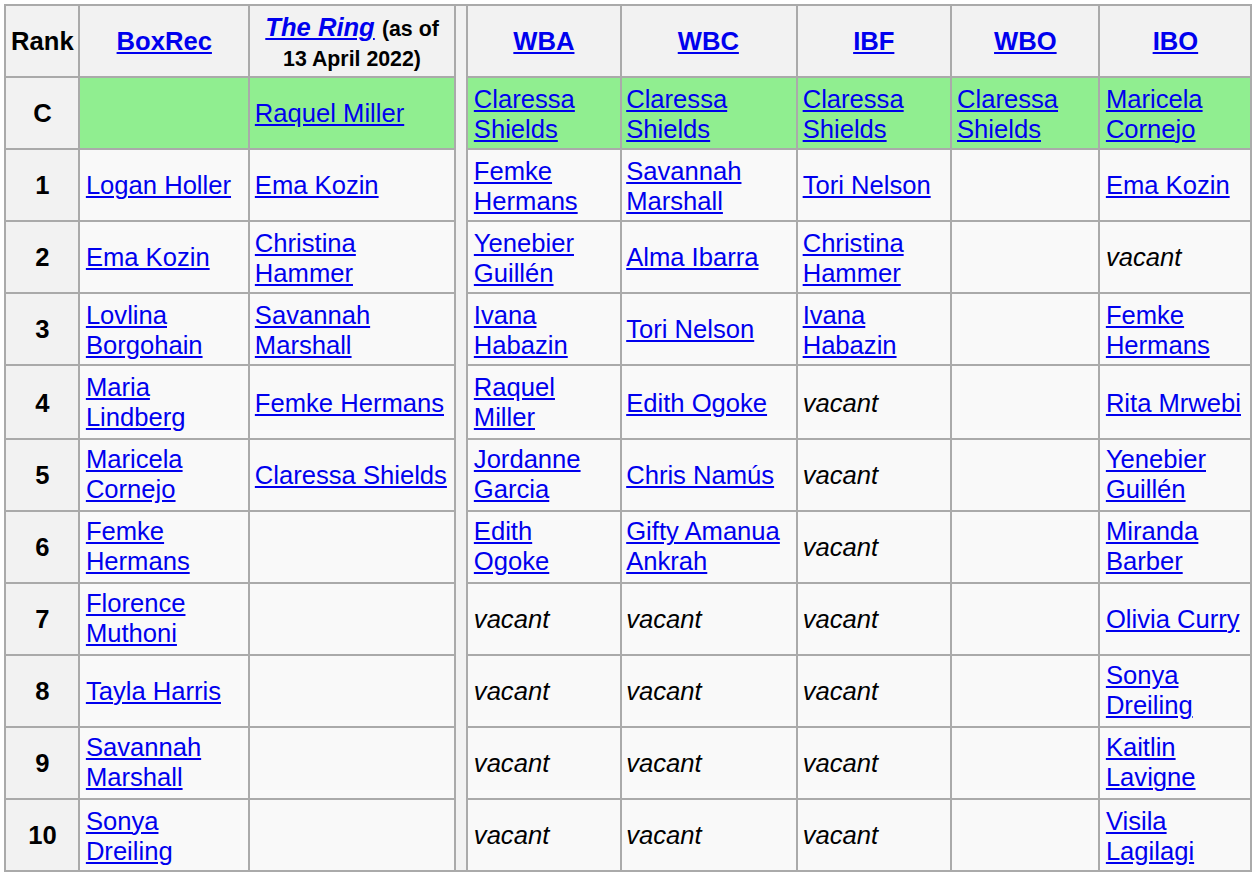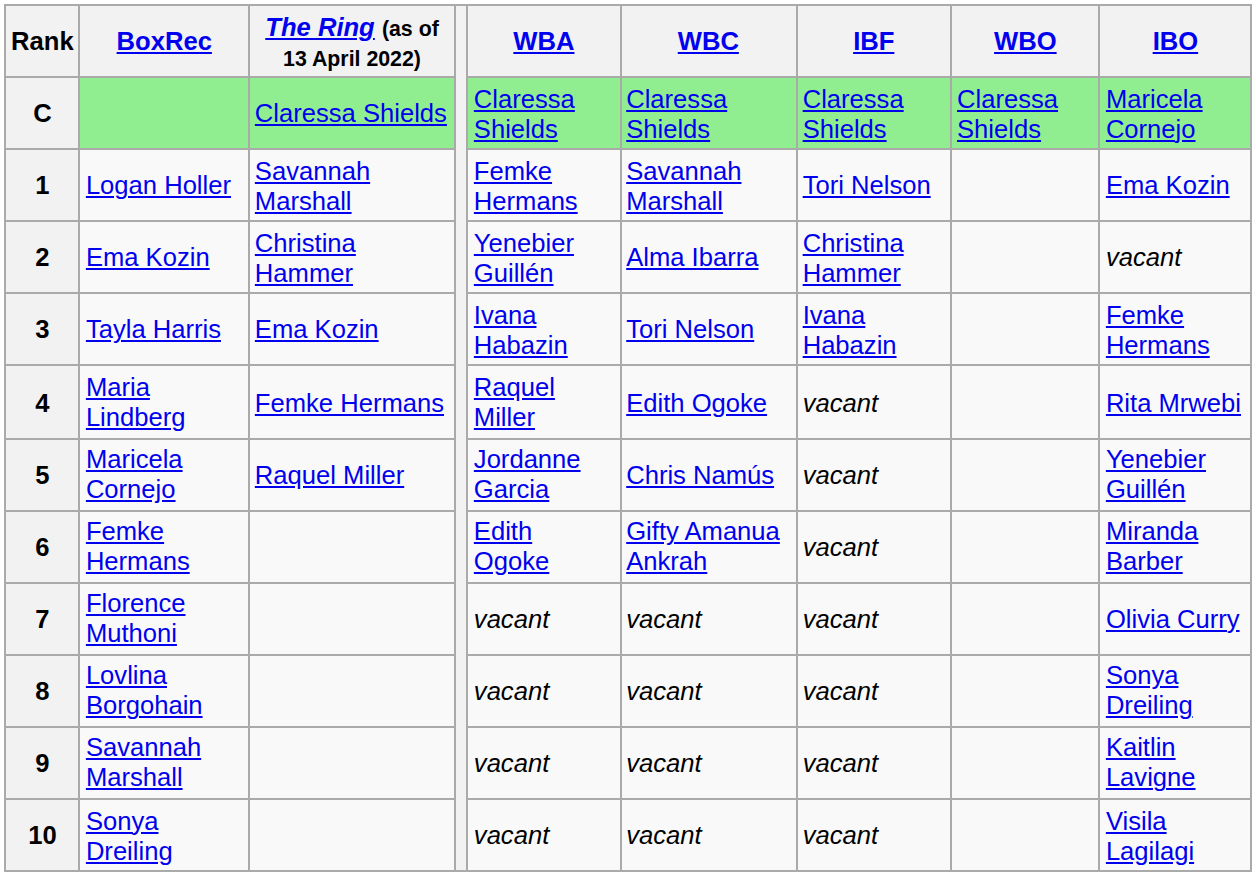(330, 113) Raquel Miller -> (351, 113) Claressa Shields
(317, 185) Ema Kozin -> (312, 185) Savannah Marshall
(144, 330) Lovlina Borgohain -> (153, 330) Tayla Harris
(312, 330) Savannah Marshall -> (317, 330) Ema Kozin
(351, 474) Claressa Shields -> (330, 474) Raquel Miller
(153, 691) Tayla Harris -> (144, 691) Lovlina Borgohain
